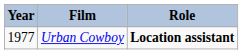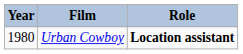(21, 38) 1977 -> (21, 38) 1980
